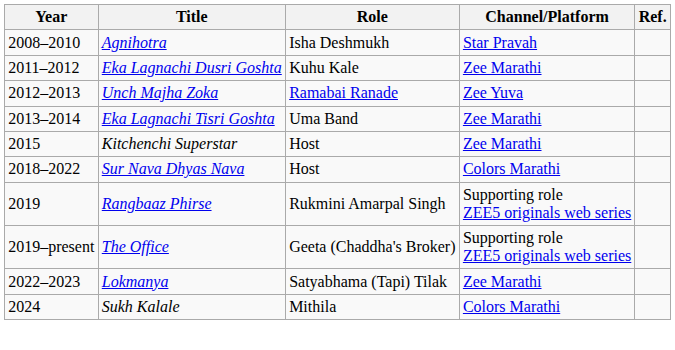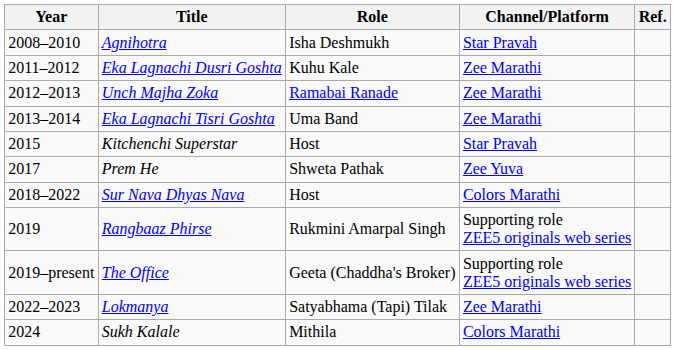(493, 93) Zee Yuva -> (502, 93) Zee Marathi
(502, 144) Zee Marathi -> (500, 144) Star Pravah
+ row: (130, 169)
